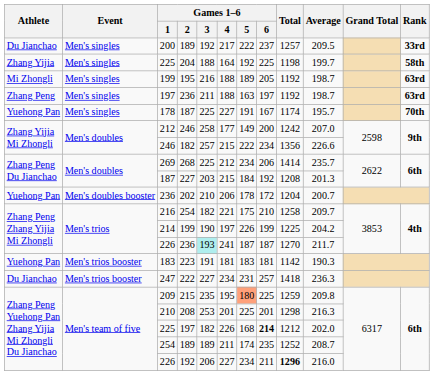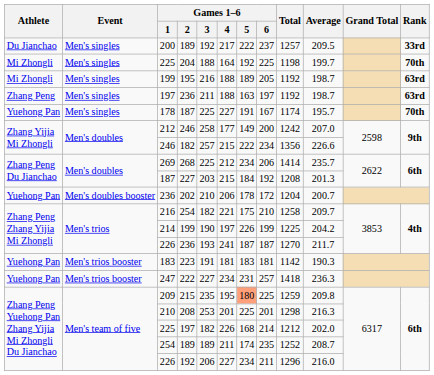(30, 63) Zhang Yijia -> (30, 63) Mi Zhongli
(415, 63) 58th -> (415, 63) 70th
(207, 245) paleturquoise background -> (207, 245) no background
(32, 279) Du Jianchao -> (33, 279) Yuehong Pan
(267, 329) bold -> (267, 329) normal
(290, 362) bold -> (290, 362) normal
